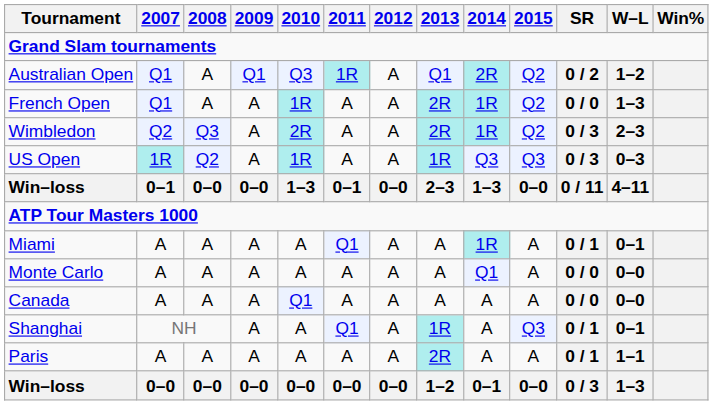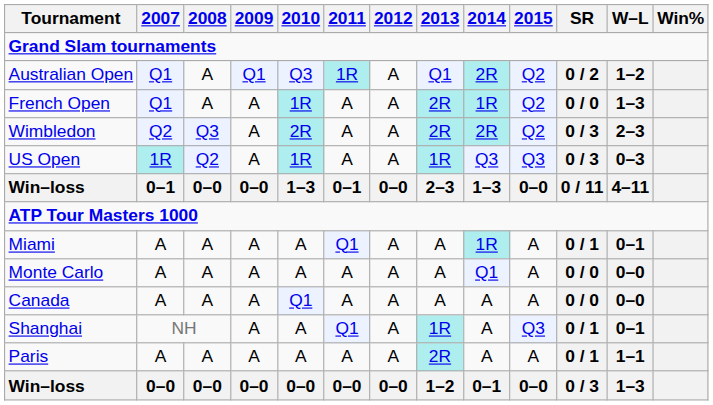(487, 130) 1R -> (487, 130) 2R
